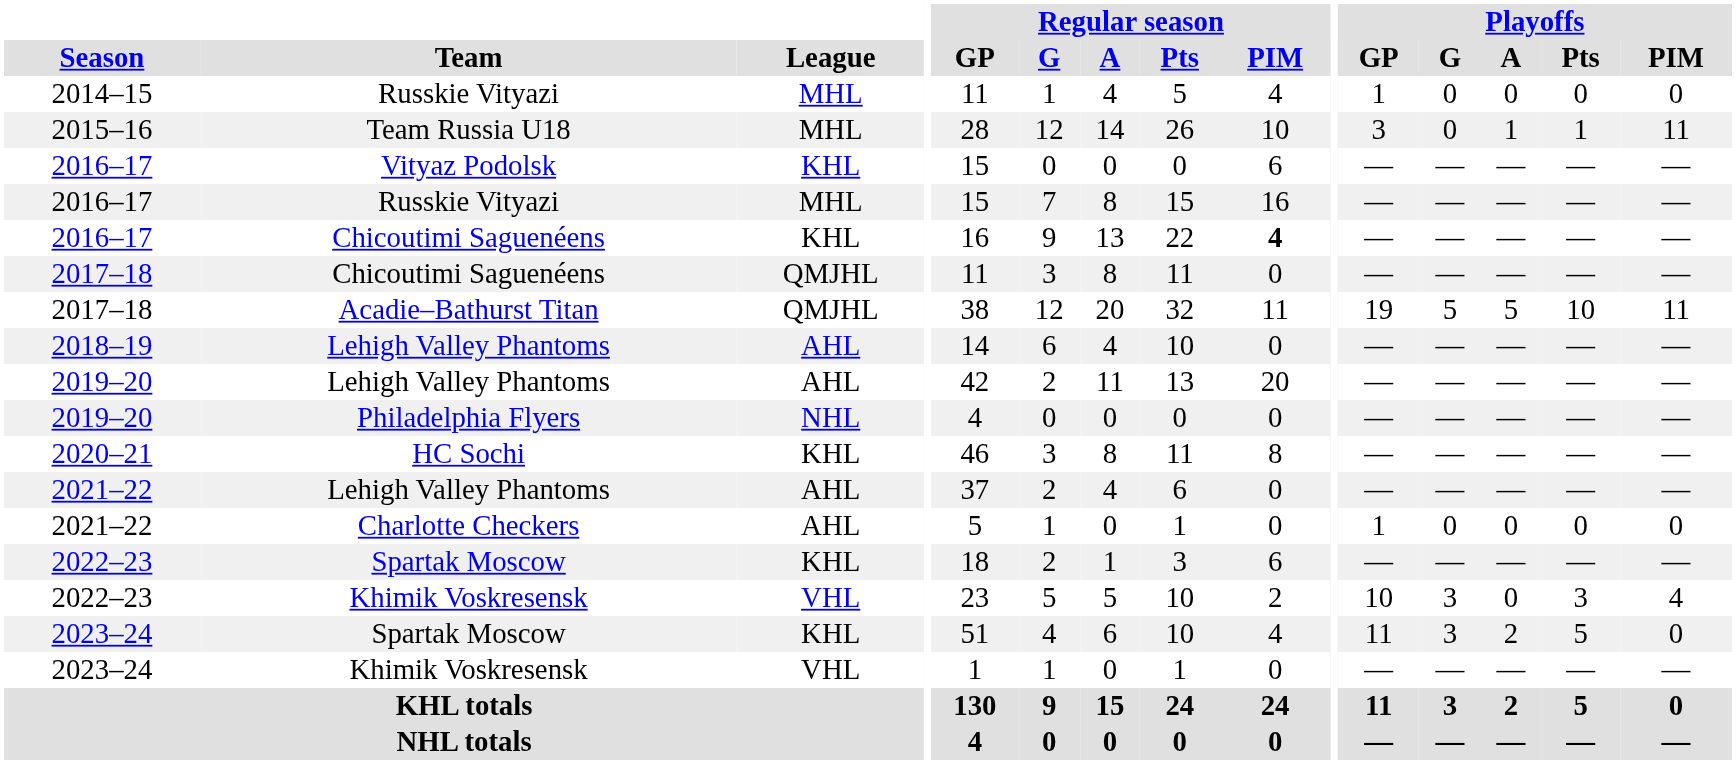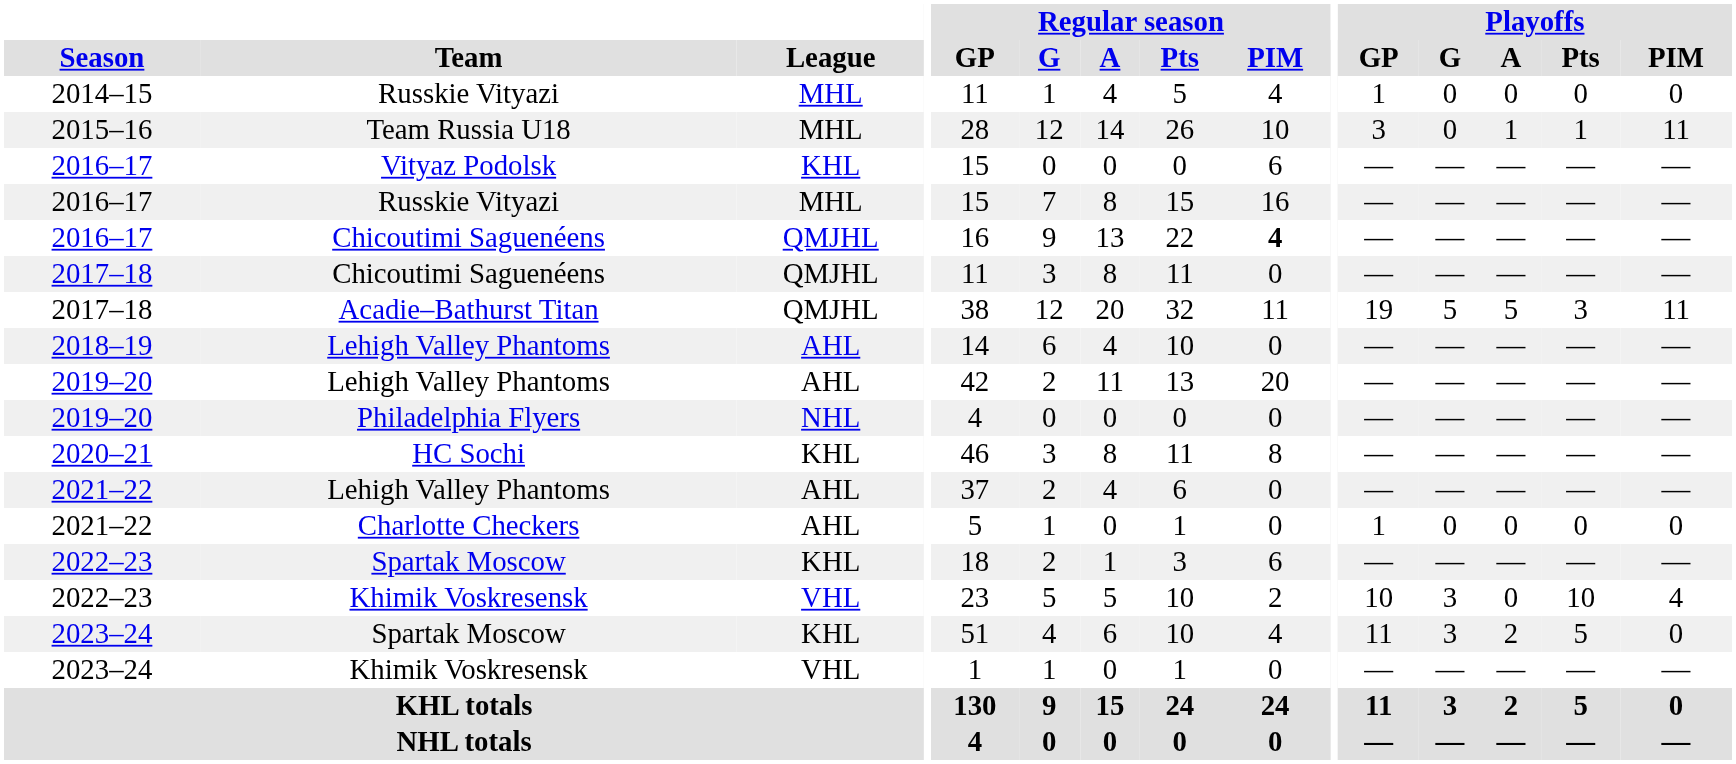(831, 237) KHL -> (831, 237) QMJHL
(1581, 309) 10 -> (1581, 309) 3
(1581, 597) 3 -> (1581, 597) 10
